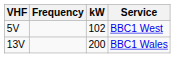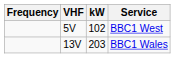columns swapped: (58, 12) <-> (17, 12)
(97, 45) 200 -> (97, 45) 203
